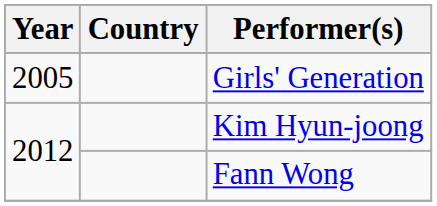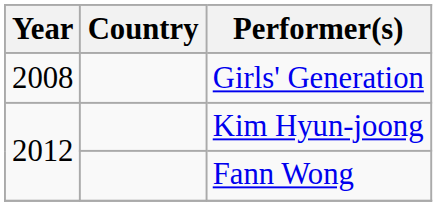(43, 77) 2005 -> (43, 77) 2008
